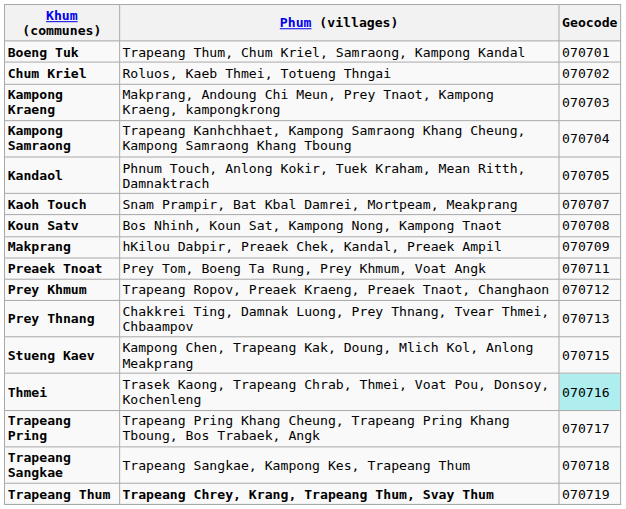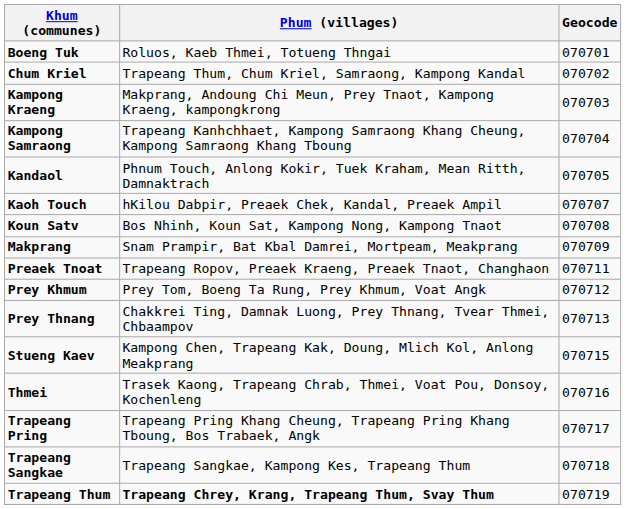(324, 52) Trapeang Thum, Chum Kriel, Samraong, Kampong Kandal -> (257, 52) Roluos, Kaeb Thmei, Totueng Thngai
(257, 73) Roluos, Kaeb Thmei, Totueng Thngai -> (324, 73) Trapeang Thum, Chum Kriel, Samraong, Kampong Kandal
(320, 204) Snam Prampir, Bat Kbal Damrei, Mortpeam, Meakprang -> (312, 204) hKilou Dabpir, Preaek Chek, Kandal, Preaek Ampil
(312, 247) hKilou Dabpir, Preaek Chek, Kandal, Preaek Ampil -> (320, 247) Snam Prampir, Bat Kbal Damrei, Mortpeam, Meakprang
(304, 268) Prey Tom, Boeng Ta Rung, Prey Khmum, Voat Angk -> (336, 268) Trapeang Ropov, Preaek Kraeng, Preaek Tnaot, Changhaon
(336, 290) Trapeang Ropov, Preaek Kraeng, Preaek Tnaot, Changhaon -> (304, 290) Prey Tom, Boeng Ta Rung, Prey Khmum, Voat Angk
(586, 392) paleturquoise background -> (586, 392) no background
